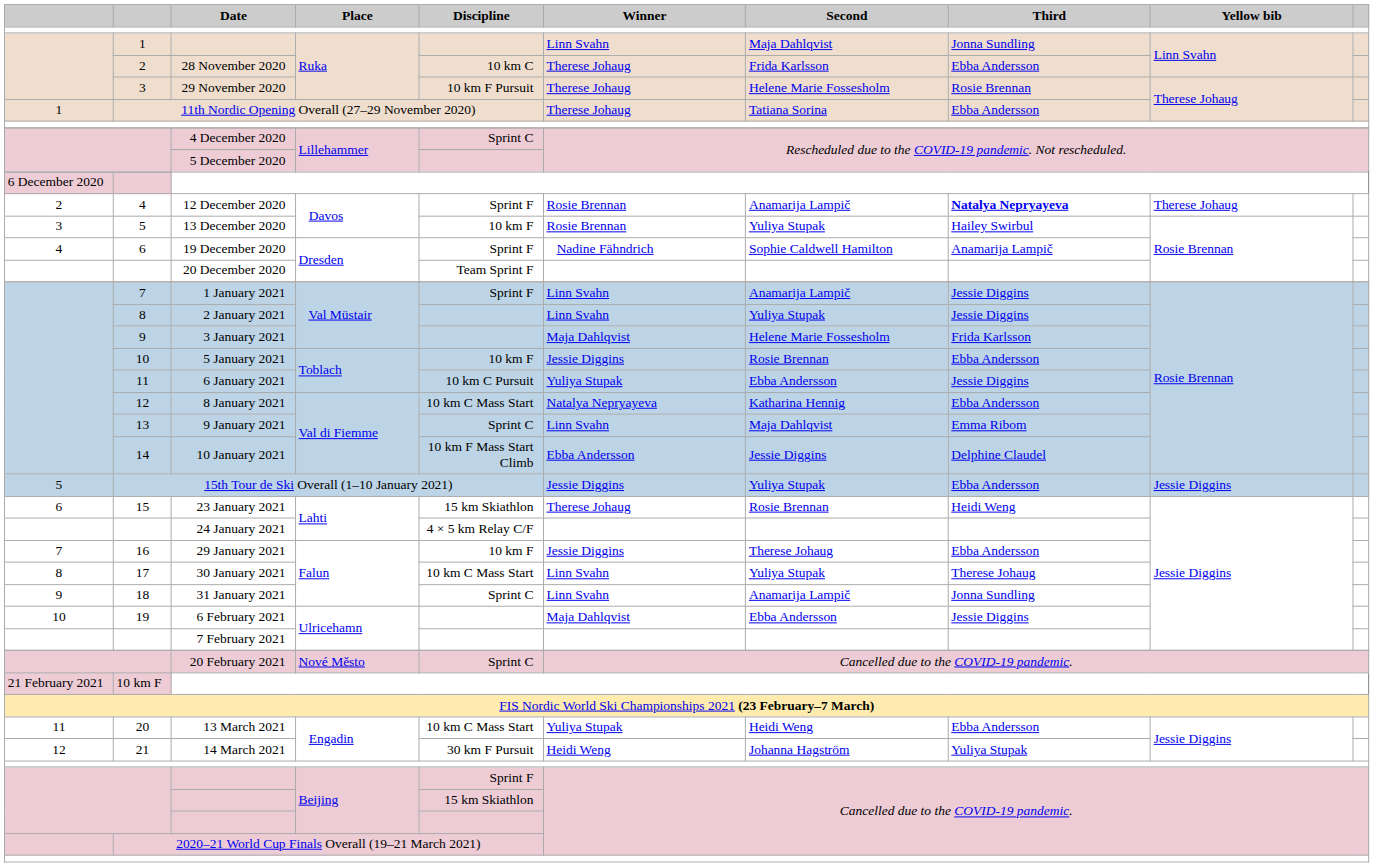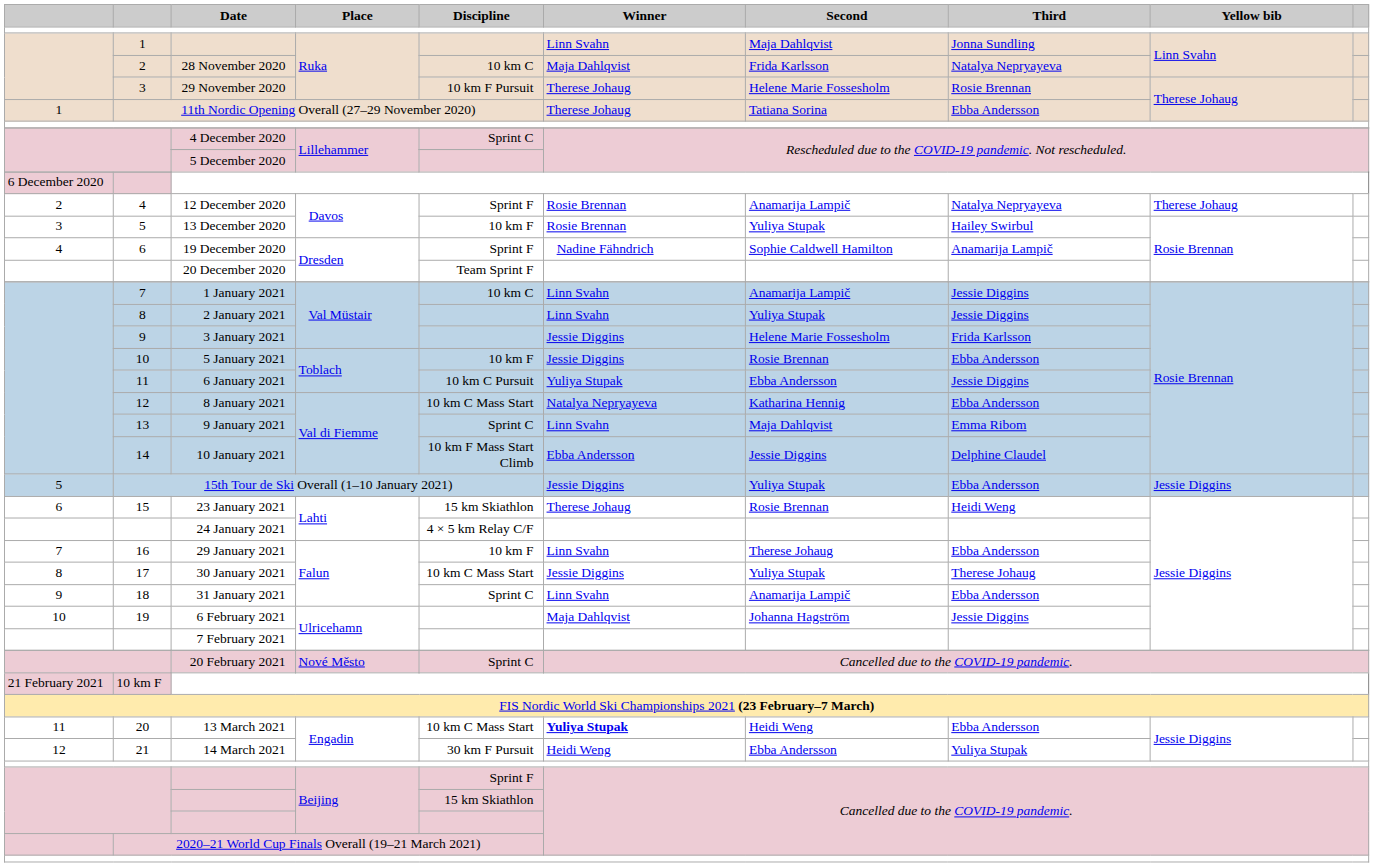(589, 65) Therese Johaug -> (588, 65) Maja Dahlqvist
(995, 65) Ebba Andersson -> (1006, 65) Natalya Nepryayeva
(1010, 204) bold -> (1006, 204) normal
(515, 292) Sprint F -> (514, 292) 10 km C
(588, 336) Maja Dahlqvist -> (585, 336) Jessie Diggins
(585, 550) Jessie Diggins -> (578, 550) Linn Svahn
(578, 572) Linn Svahn -> (585, 572) Jessie Diggins
(993, 594) Jonna Sundling -> (995, 594) Ebba Andersson
(793, 616) Ebba Andersson -> (799, 616) Johanna Hagström
(585, 727) normal -> (587, 727) bold
(799, 749) Johanna Hagström -> (793, 749) Ebba Andersson
